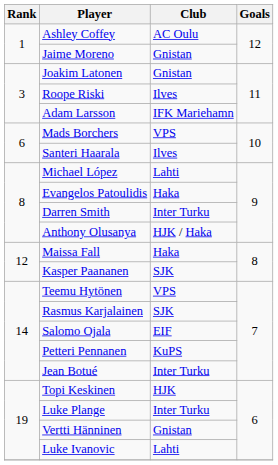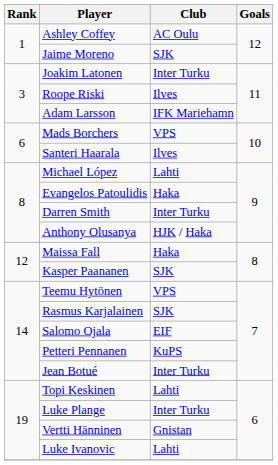(172, 53) Gnistan -> (163, 53) SJK
(172, 73) Gnistan -> (181, 73) Inter Turku
(164, 390) HJK -> (166, 390) Lahti
